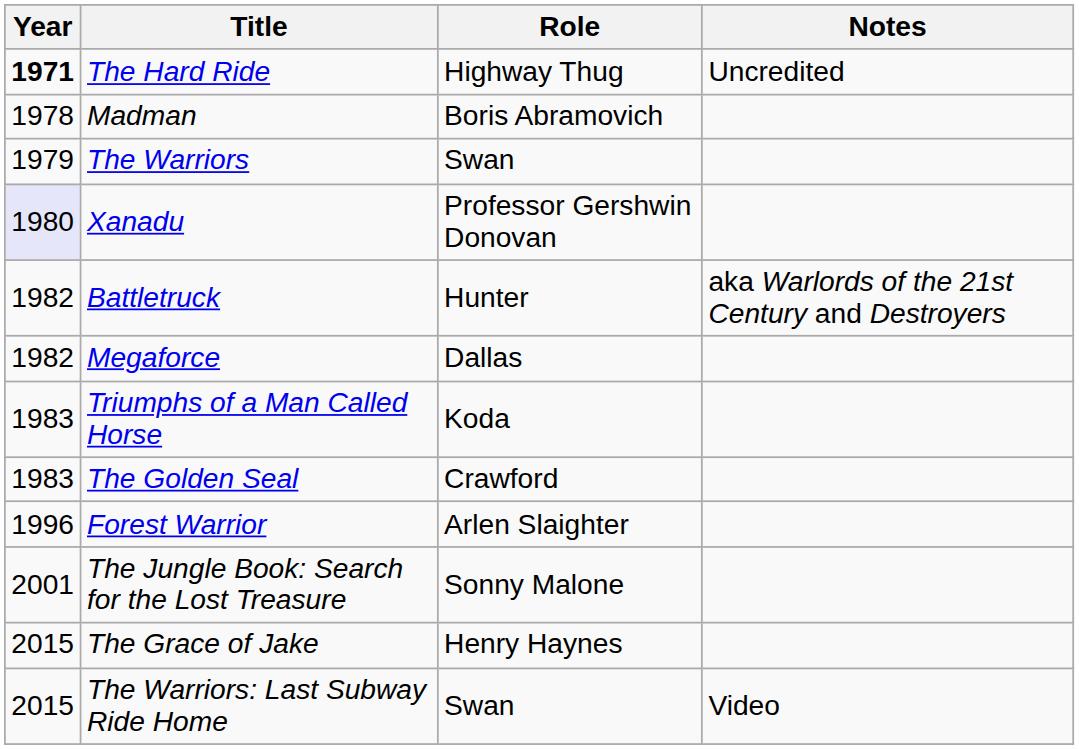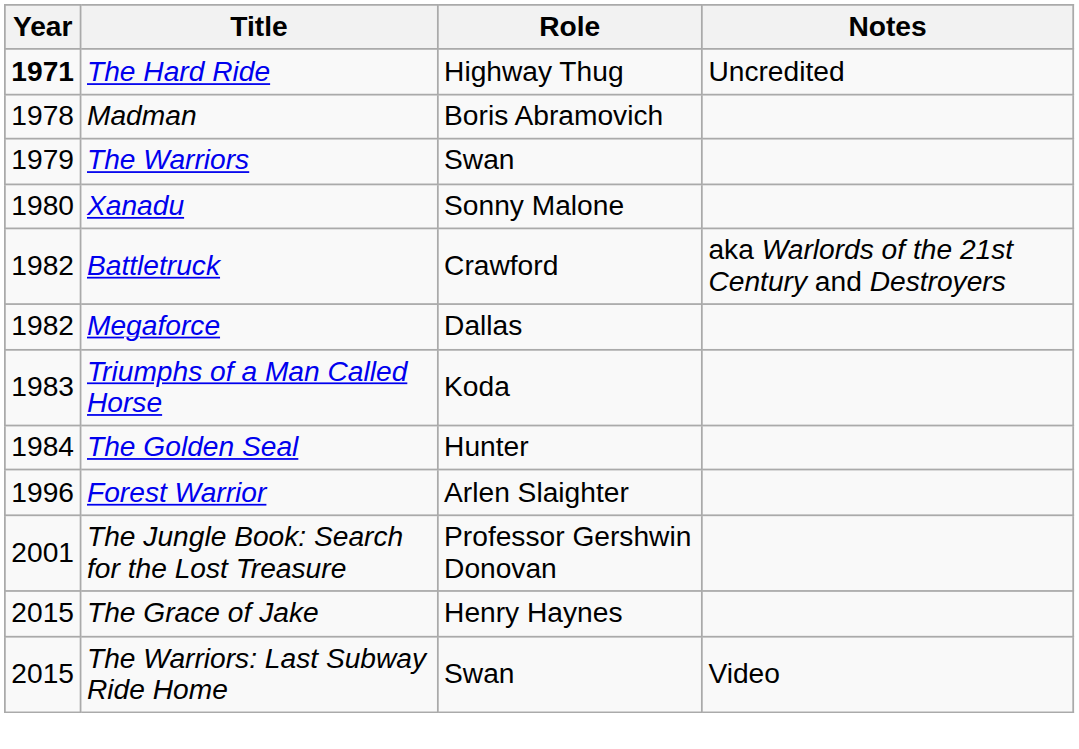(43, 221) lavender background -> (43, 205) no background
(568, 221) Professor Gershwin Donovan -> (534, 205) Sonny Malone
(486, 297) Hunter -> (501, 265) Crawford
(43, 479) 1983 -> (43, 447) 1984
(501, 479) Crawford -> (486, 447) Hunter
(534, 584) Sonny Malone -> (568, 552) Professor Gershwin Donovan
